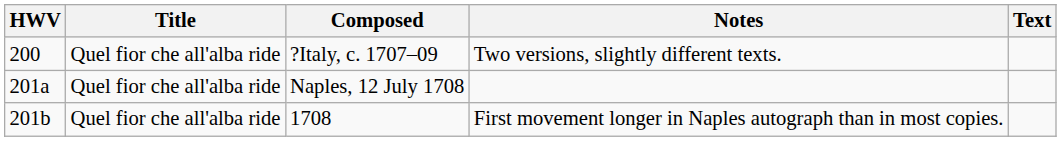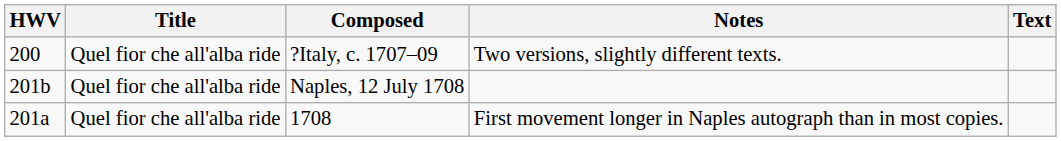(29, 86) 201a -> (30, 86) 201b
(30, 119) 201b -> (29, 119) 201a
